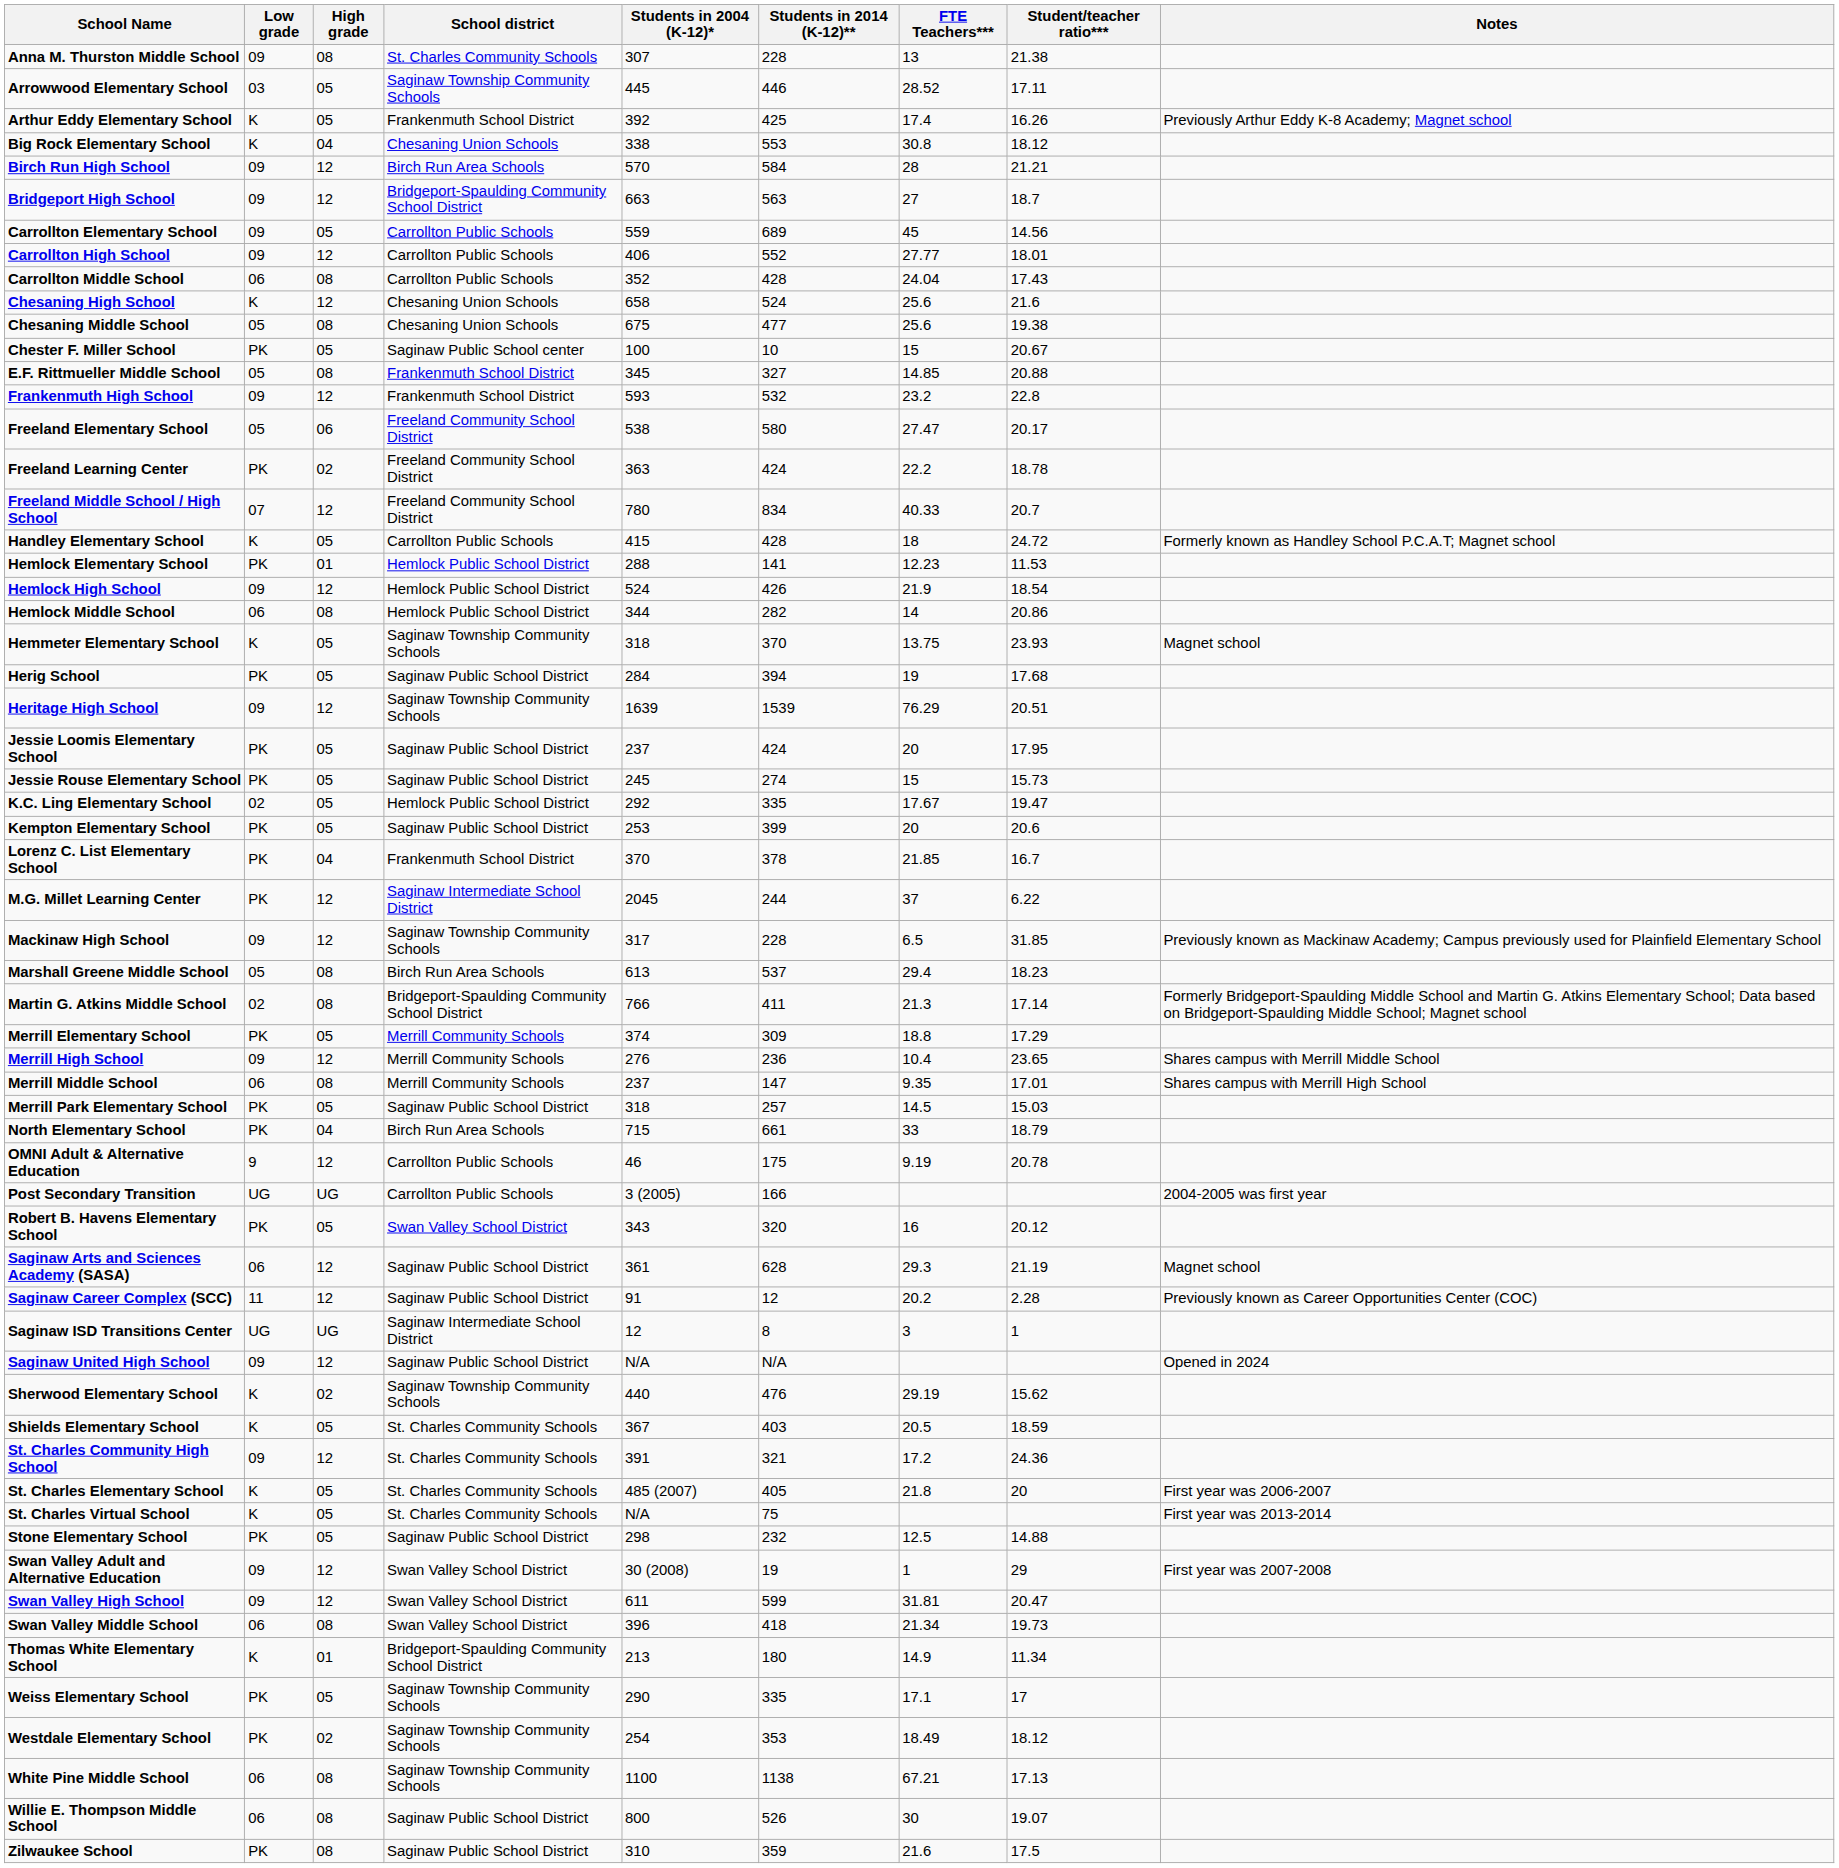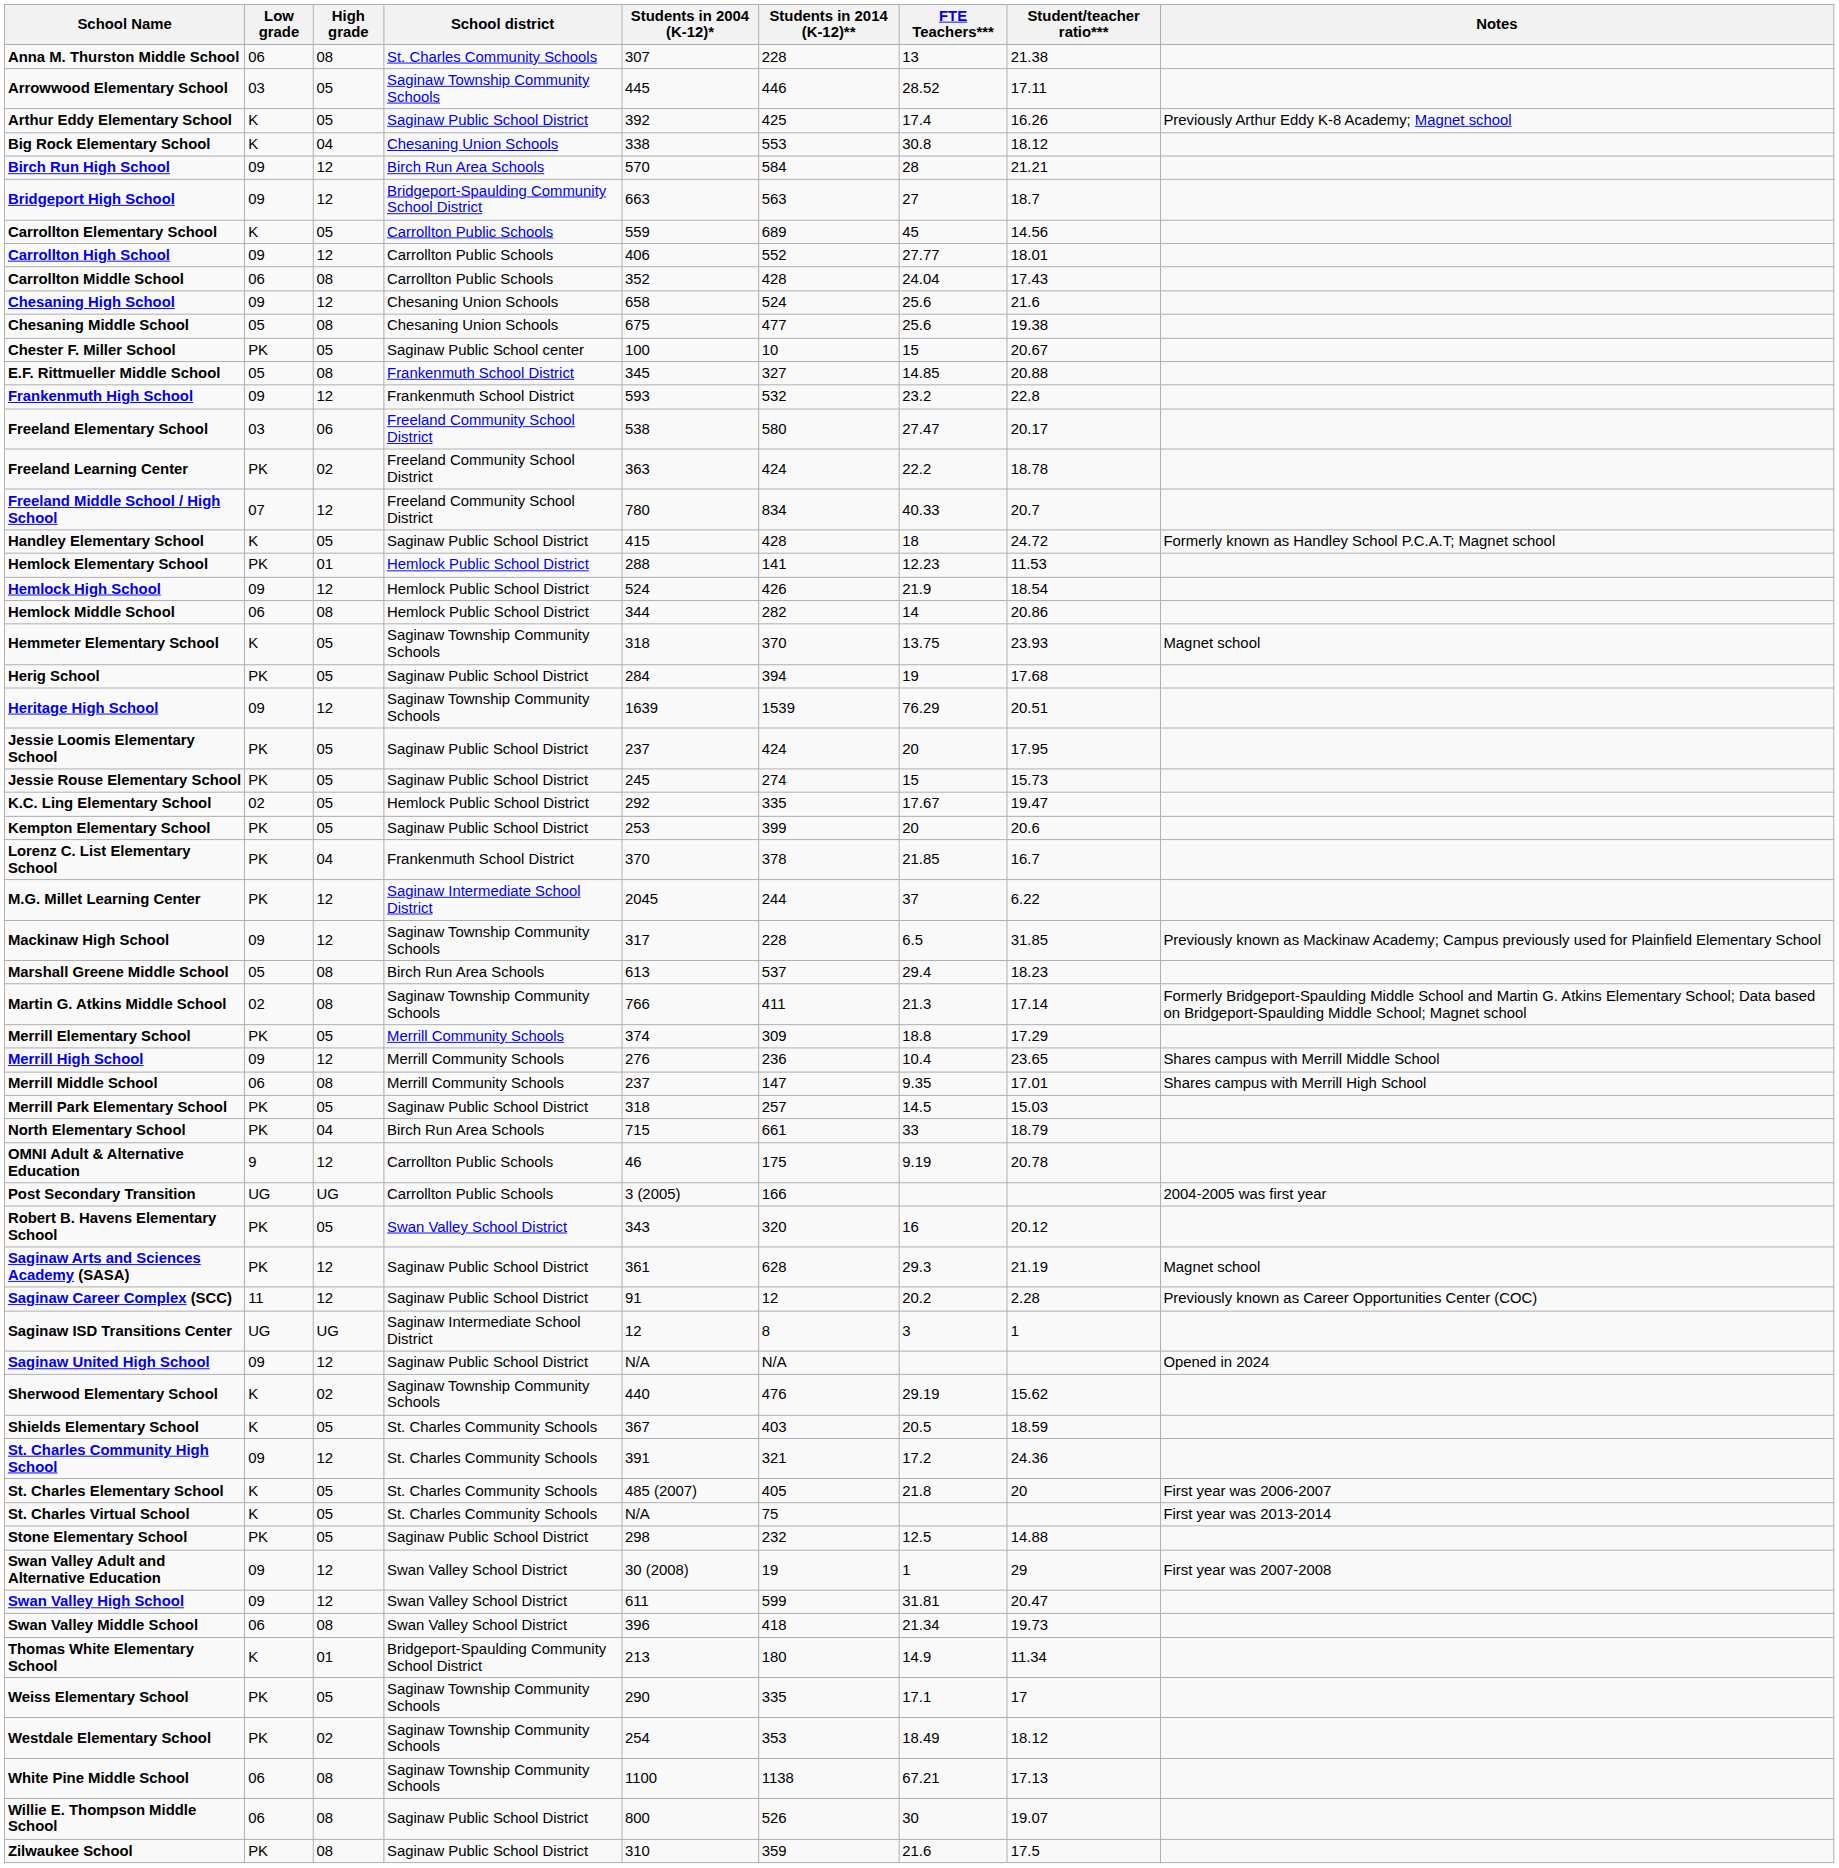(256, 56) 09 -> (256, 56) 06
(481, 120) Frankenmuth School District -> (488, 120) Saginaw Public School District
(256, 231) 09 -> (253, 231) K
(253, 302) K -> (256, 302) 09
(256, 428) 05 -> (256, 428) 03
(470, 541) Carrollton Public Schools -> (488, 541) Saginaw Public School District
(497, 1004) Bridgeport-Spaulding Community School District -> (488, 1004) Saginaw Township Community Schools
(256, 1266) 06 -> (258, 1266) PK
